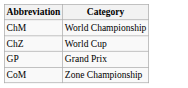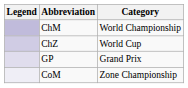+ column: (22, 11)
